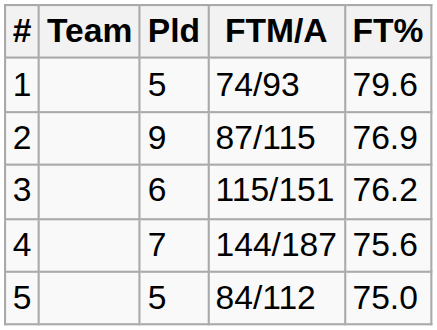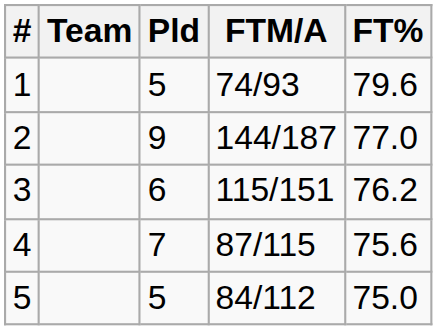(266, 137) 87/115 -> (276, 137) 144/187
(385, 137) 76.9 -> (385, 137) 77.0
(276, 244) 144/187 -> (266, 244) 87/115
